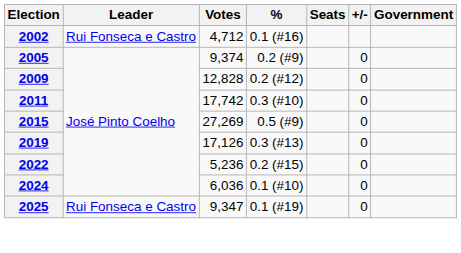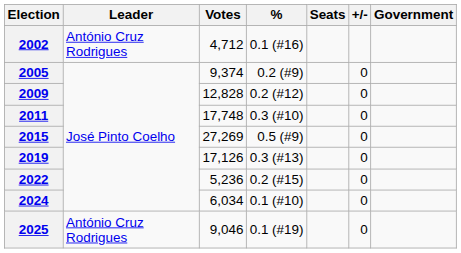(131, 36) Rui Fonseca e Castro -> (105, 44) António Cruz Rodrigues
(223, 100) 17,742 -> (223, 115) 17,748
(227, 185) 6,036 -> (227, 200) 6,034
(131, 206) Rui Fonseca e Castro -> (105, 229) António Cruz Rodrigues
(227, 206) 9,347 -> (227, 229) 9,046
